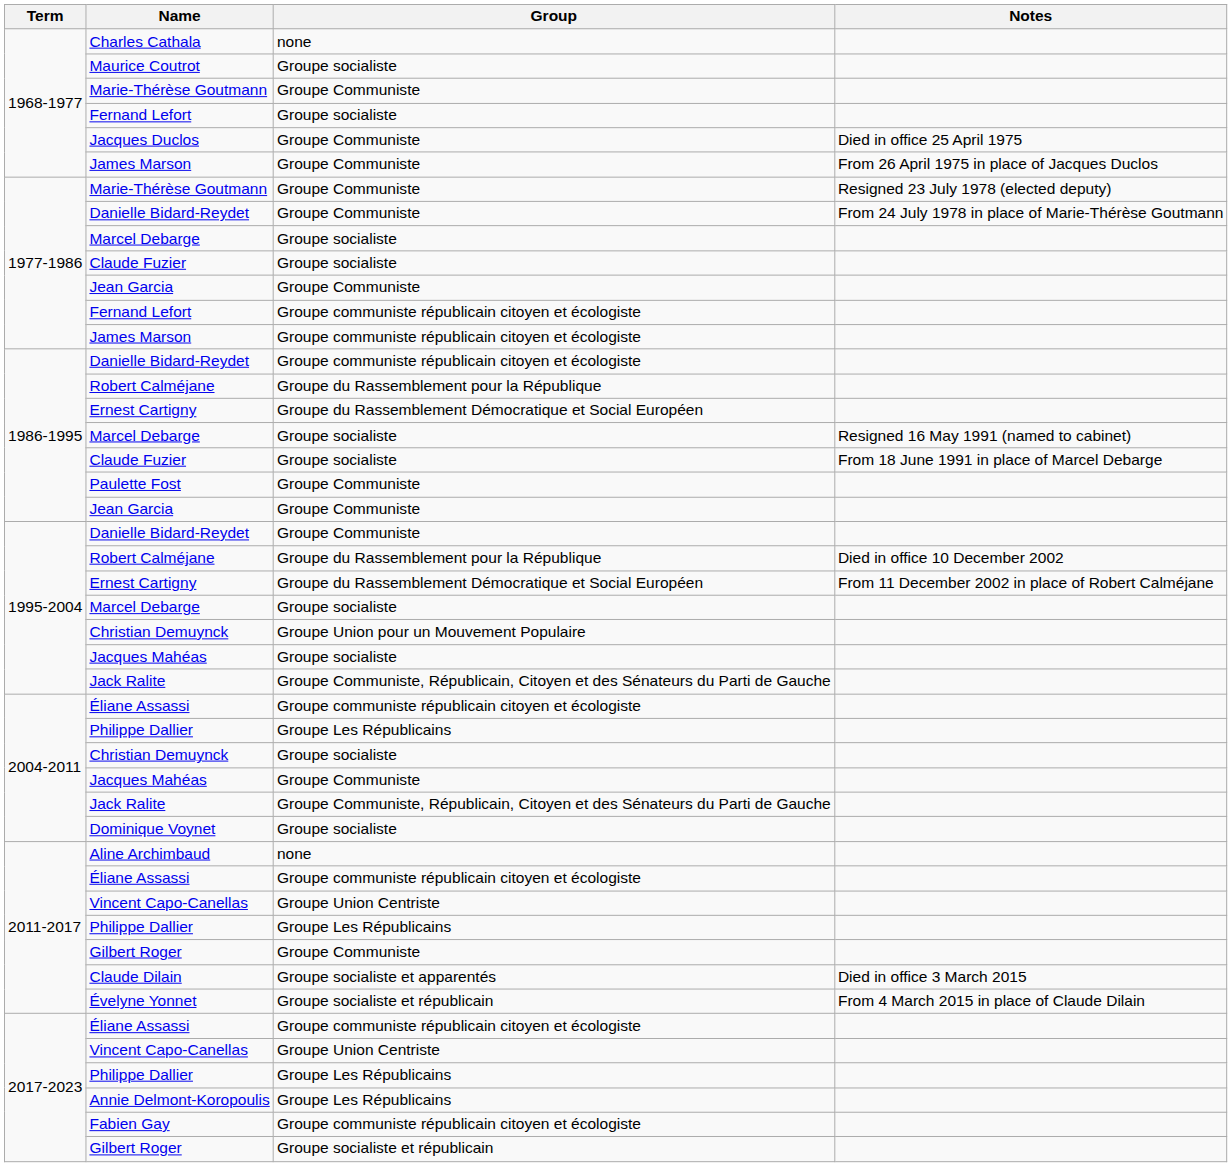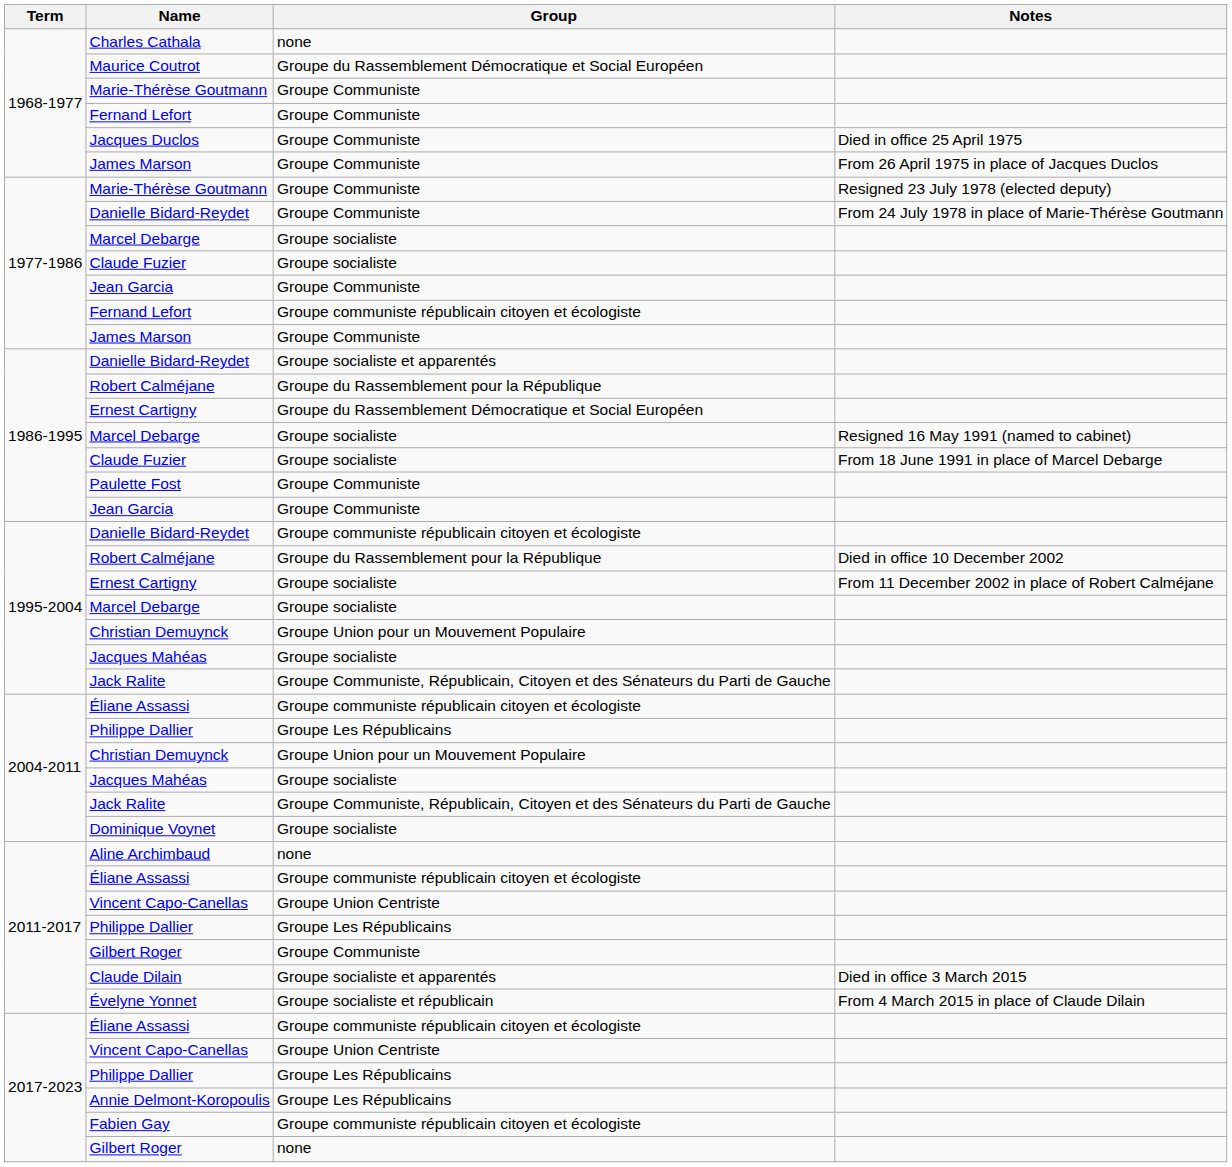(337, 66) Groupe socialiste -> (490, 66) Groupe du Rassemblement Démocratique et Social Européen
(337, 115) Groupe socialiste -> (348, 115) Groupe Communiste
(459, 336) Groupe communiste républicain citoyen et écologiste -> (348, 336) Groupe Communiste
(459, 361) Groupe communiste républicain citoyen et écologiste -> (386, 361) Groupe socialiste et apparentés
(348, 533) Groupe Communiste -> (459, 533) Groupe communiste républicain citoyen et écologiste
(490, 582) Groupe du Rassemblement Démocratique et Social Européen -> (337, 582) Groupe socialiste
(337, 755) Groupe socialiste -> (431, 755) Groupe Union pour un Mouvement Populaire
(348, 779) Groupe Communiste -> (337, 779) Groupe socialiste
(385, 1149) Groupe socialiste et républicain -> (294, 1149) none
